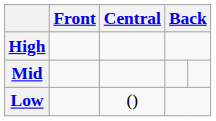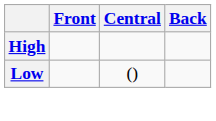- row: (27, 73)
